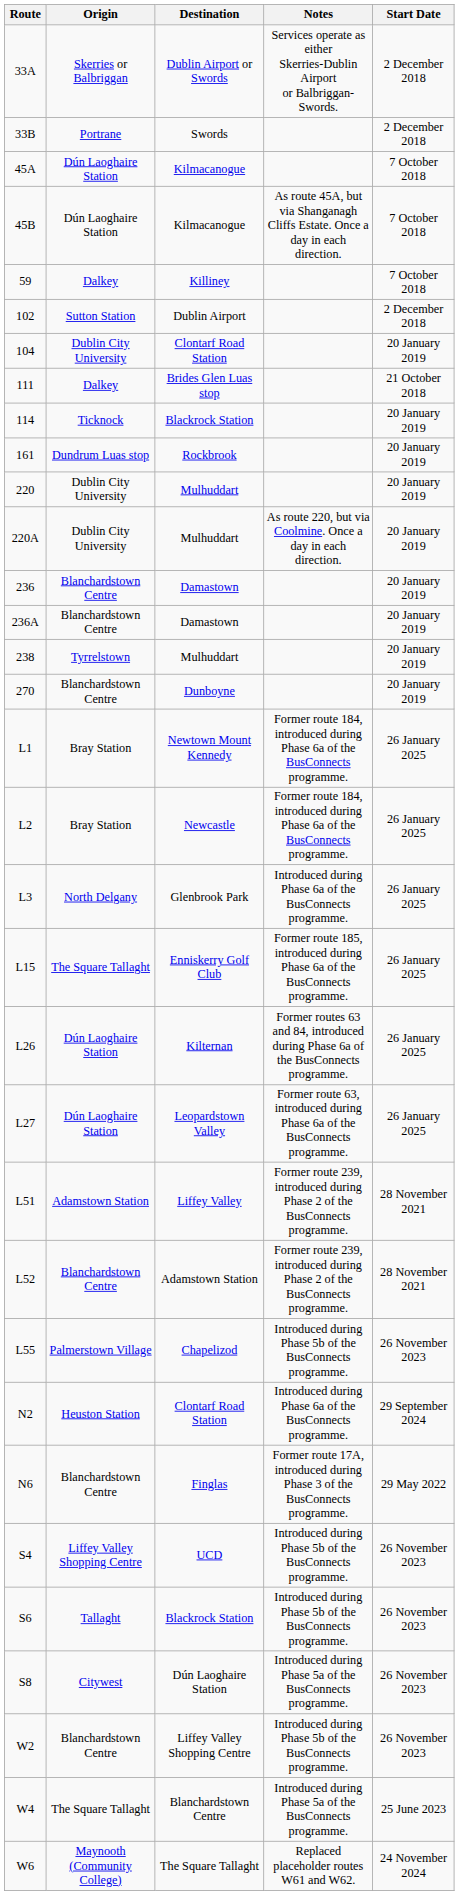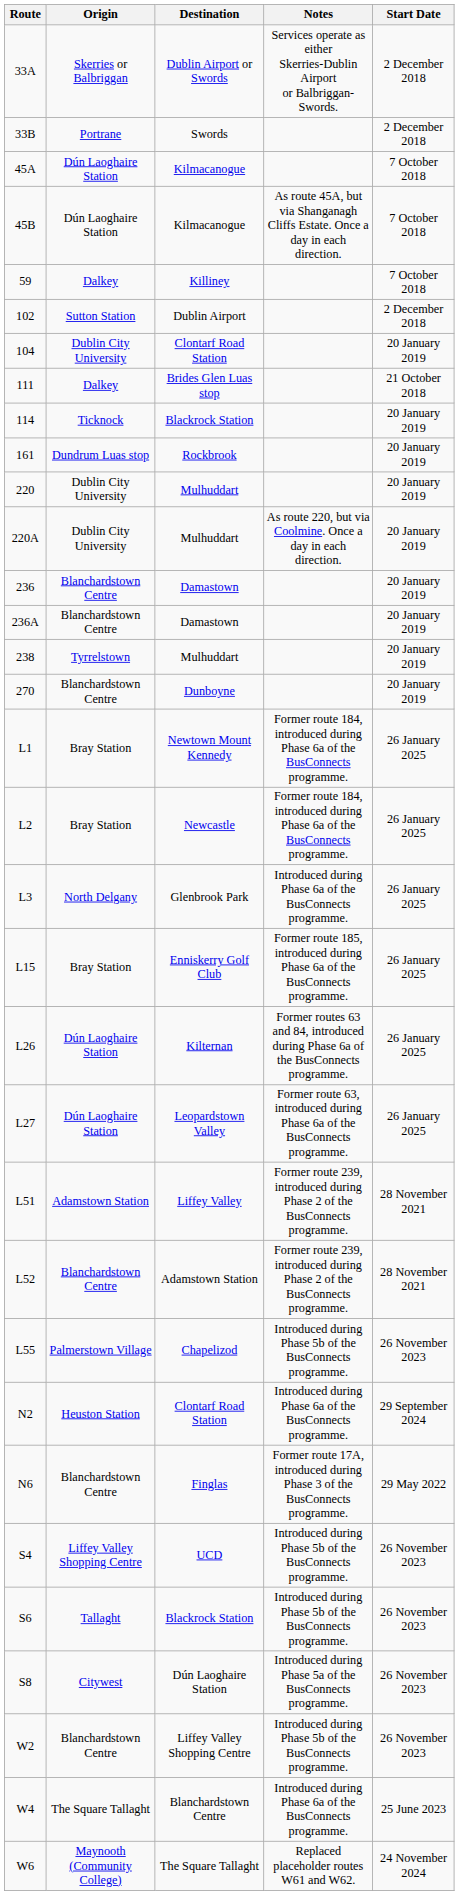(101, 967) The Square Tallaght -> (101, 967) Bray Station
(318, 1809) Introduced during Phase 5a of the BusConnects programme. -> (318, 1809) Introduced during Phase 6a of the BusConnects programme.
